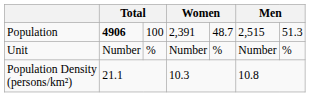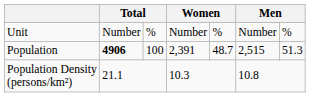rows swapped: (17, 50) <-> (32, 32)
